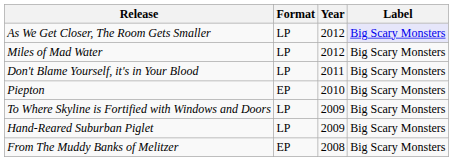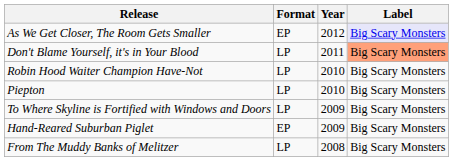(283, 33) LP -> (283, 33) EP
- row: (55, 52)
(398, 71) no background -> (398, 52) lightsalmon background
+ row: (105, 71)
(283, 90) EP -> (283, 90) LP
(283, 128) LP -> (283, 128) EP
(283, 147) EP -> (283, 147) LP
